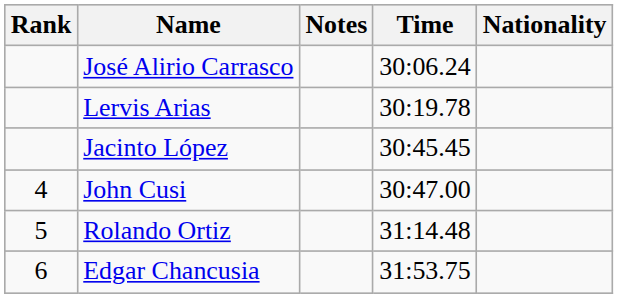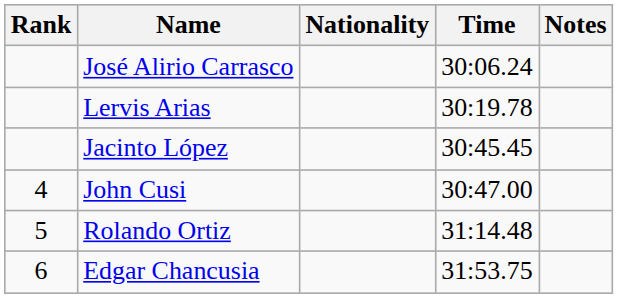columns swapped: (545, 25) <-> (336, 25)
